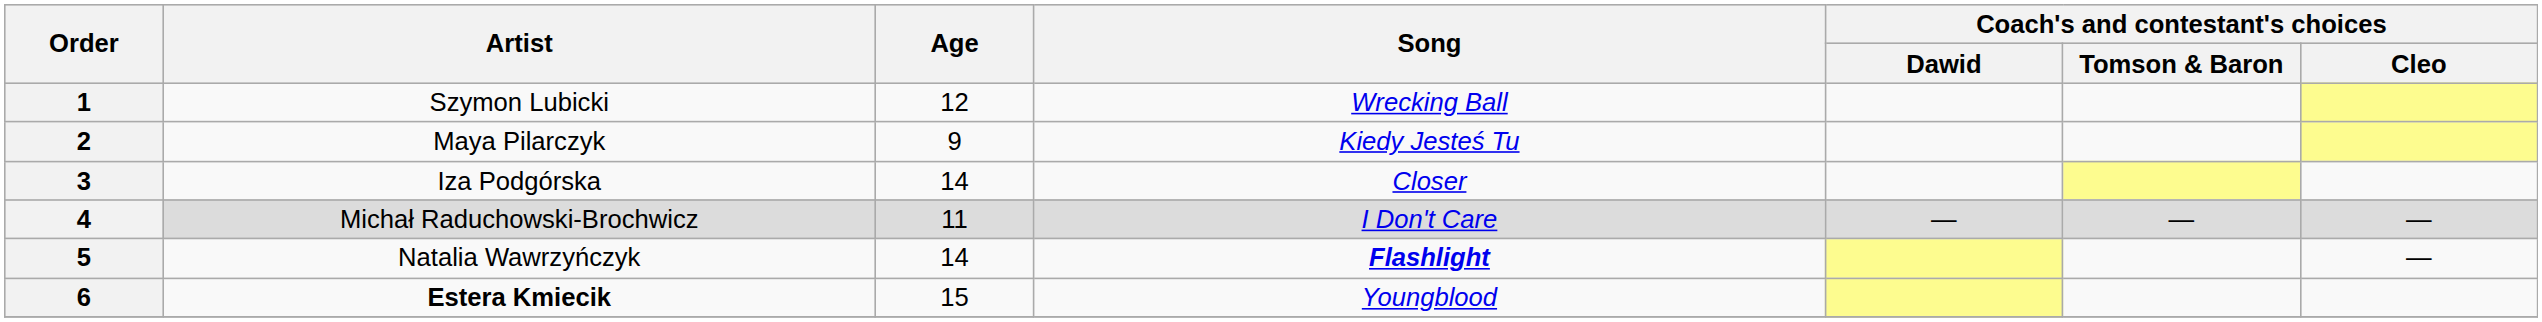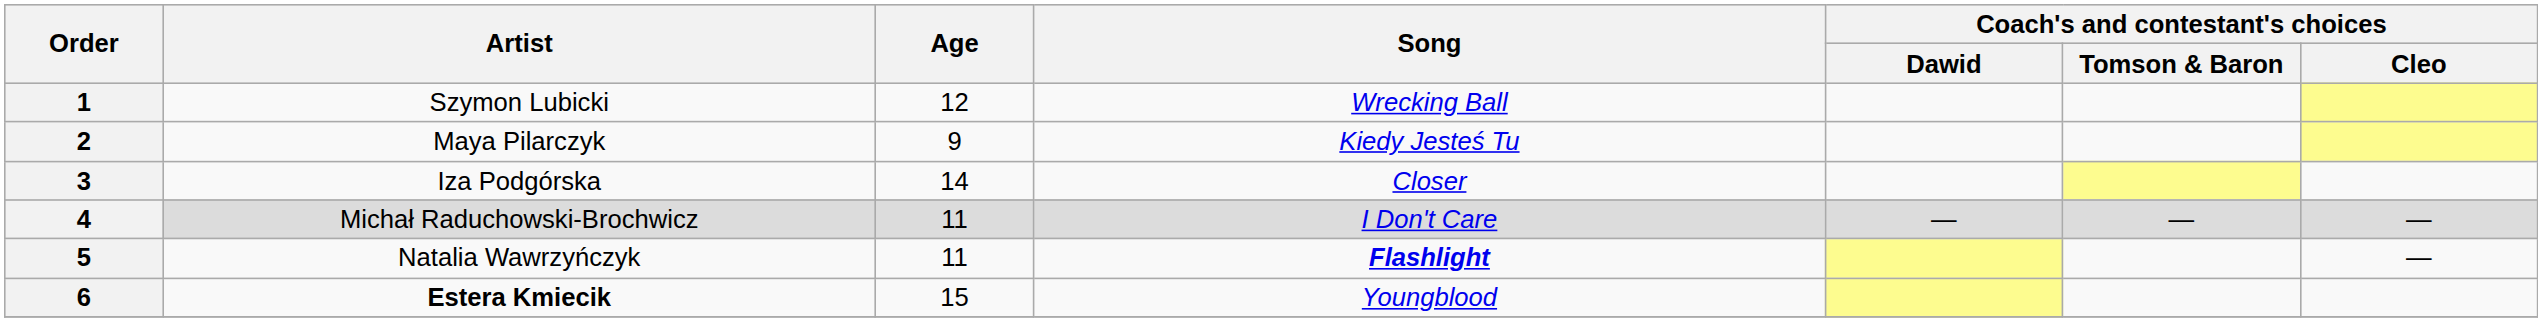(955, 258) 14 -> (955, 258) 11
